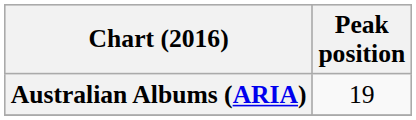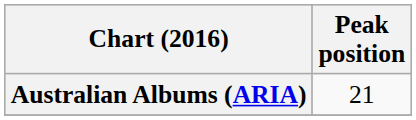(362, 94) 19 -> (362, 94) 21
